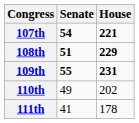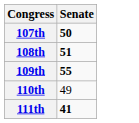- column: (115, 14)
(66, 33) 54 -> (66, 33) 50
(66, 109) normal -> (66, 109) bold
